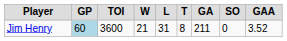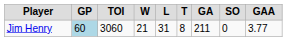(111, 28) 3600 -> (111, 28) 3060
(258, 28) 3.52 -> (258, 28) 3.77
